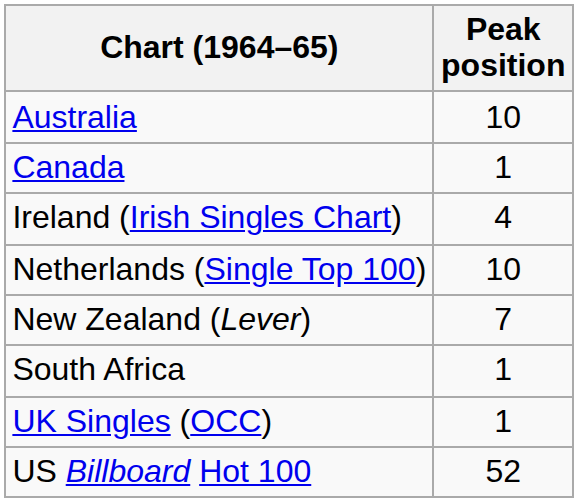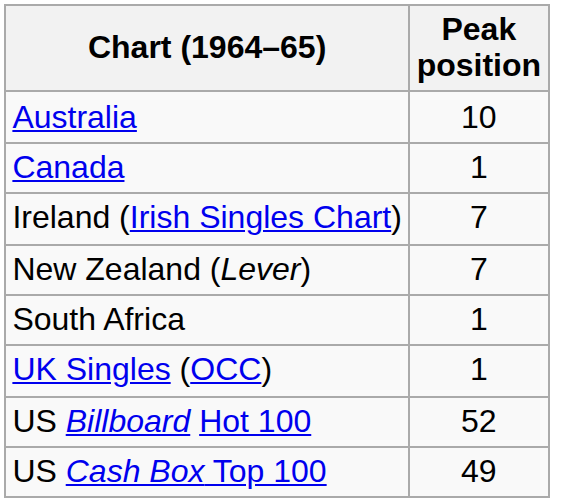(503, 218) 4 -> (479, 218) 7
- row: (219, 268)
+ row: (170, 471)
